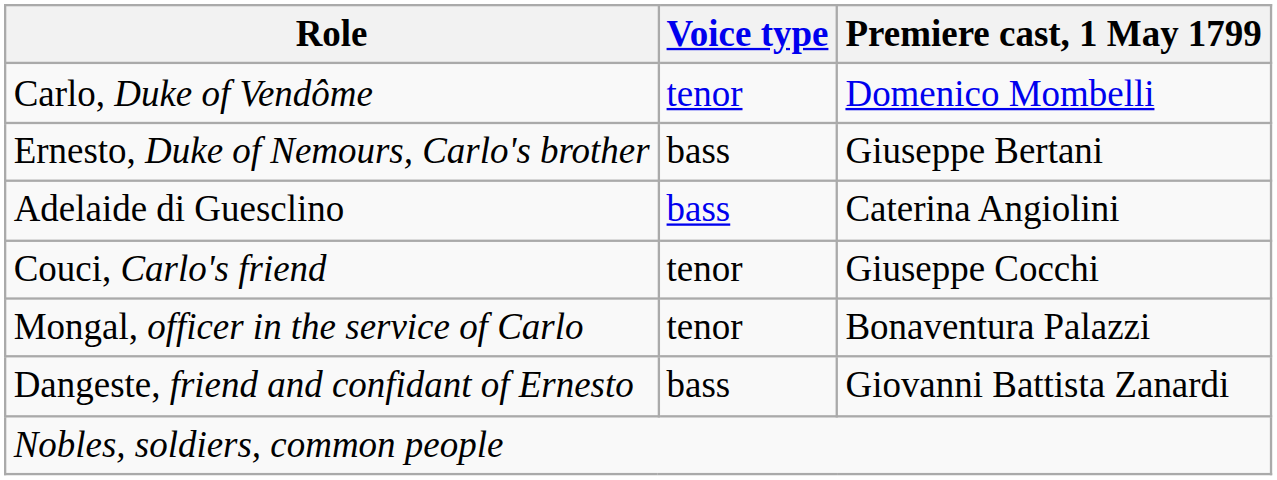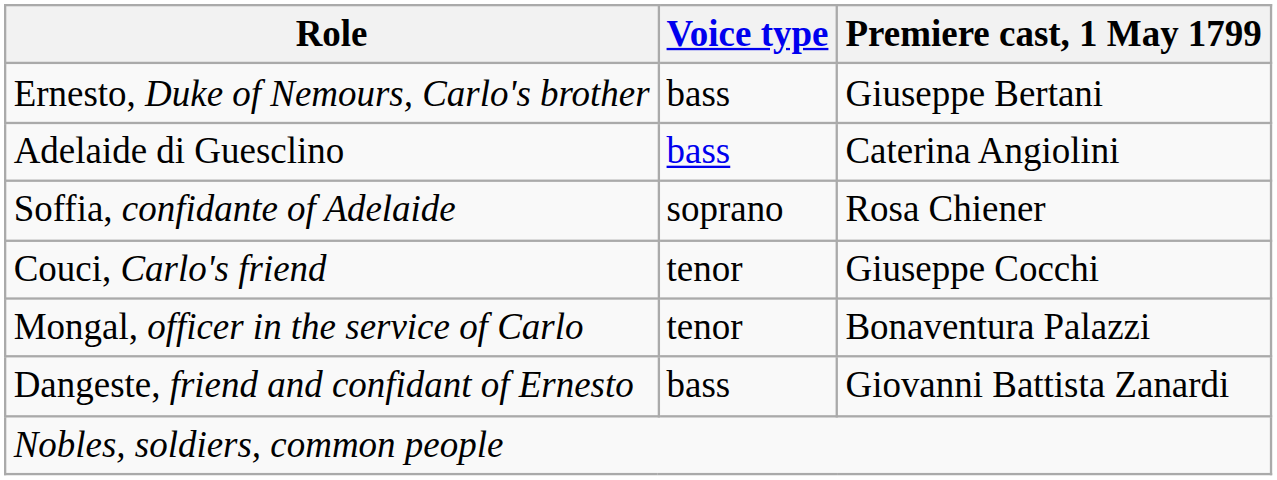- row: (193, 92)
+ row: (235, 209)
